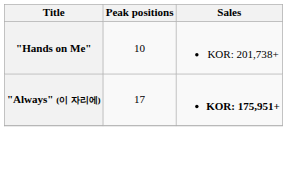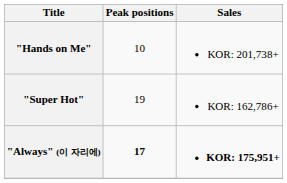+ row: (54, 100)
(140, 100) normal -> (140, 152) bold
